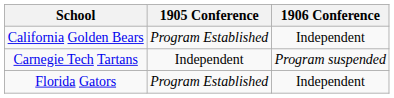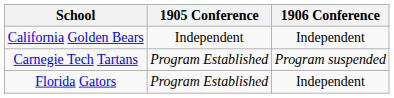(209, 37) Program Established -> (209, 37) Independent
(209, 59) Independent -> (209, 59) Program Established
